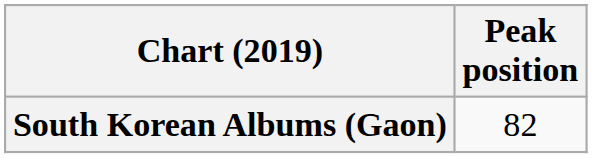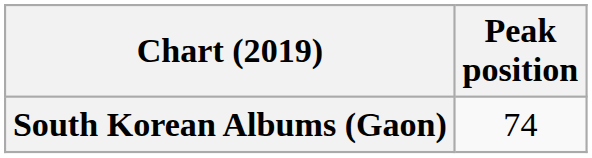(520, 123) 82 -> (520, 123) 74
